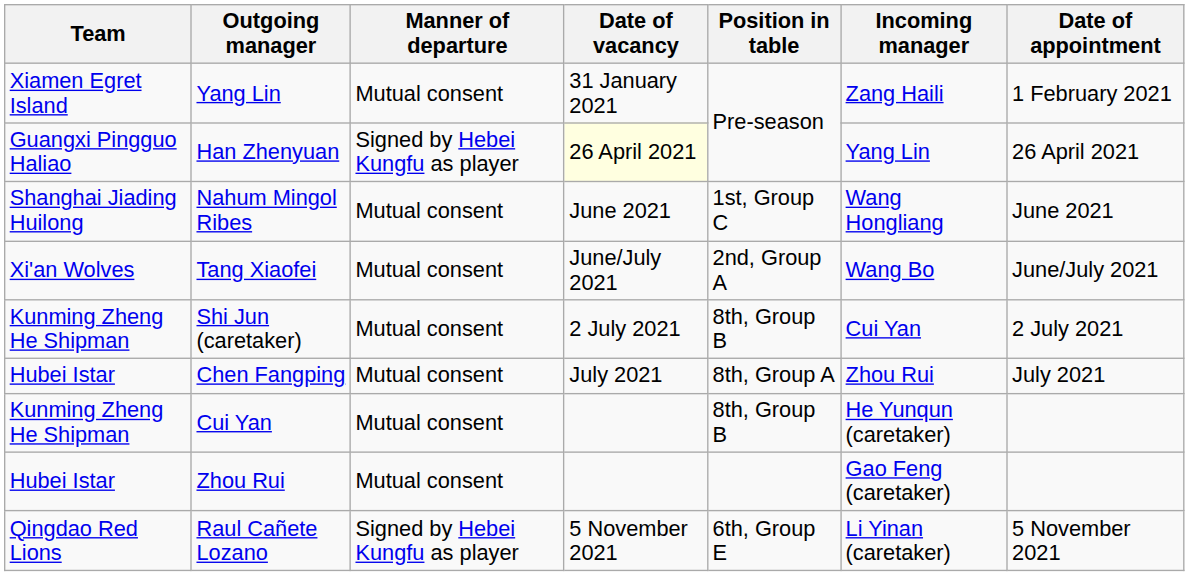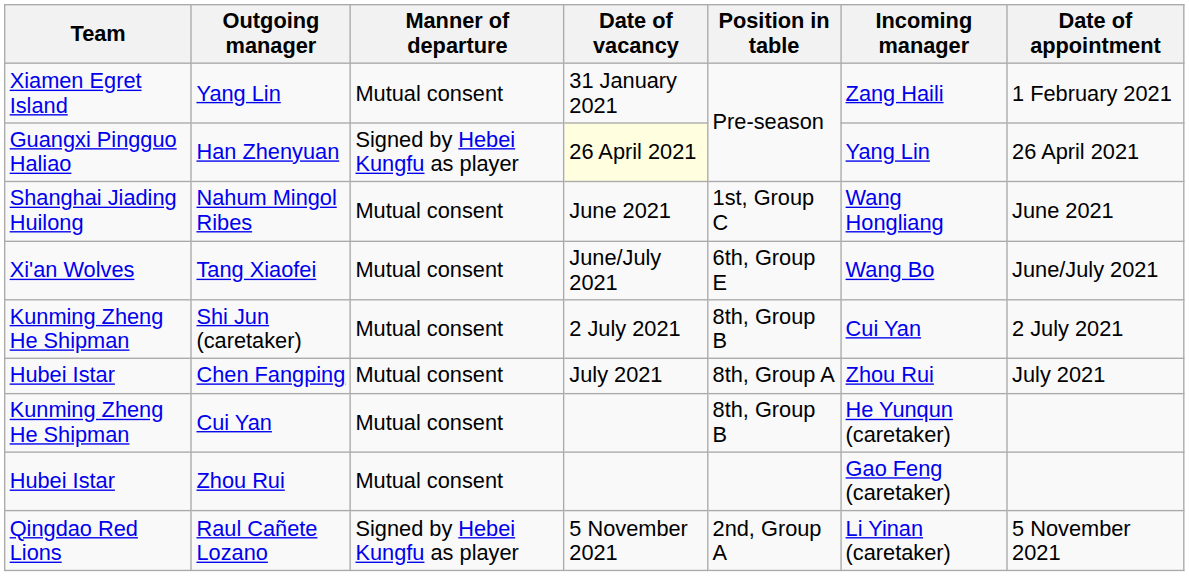(767, 269) 2nd, Group A -> (764, 269) 6th, Group E
(764, 540) 6th, Group E -> (767, 540) 2nd, Group A
